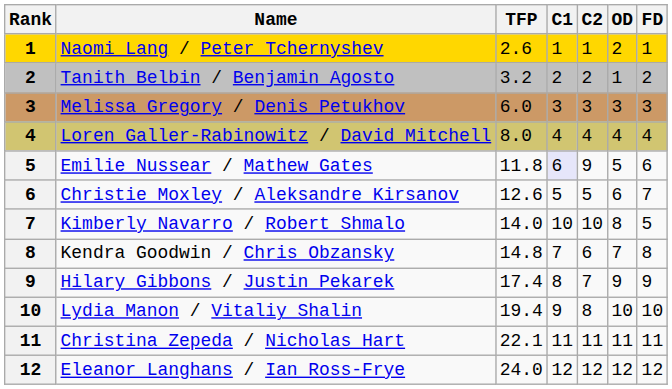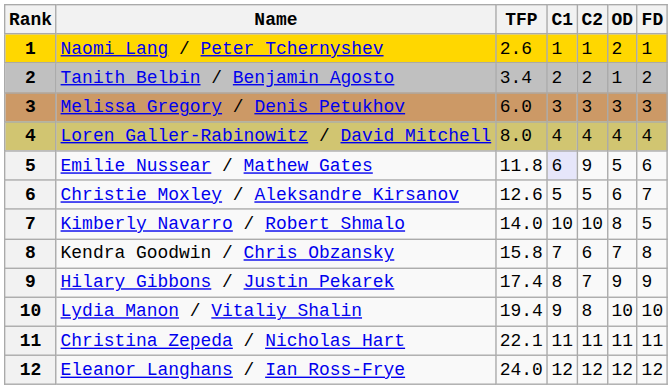(516, 78) 3.2 -> (516, 78) 3.4
(521, 253) 14.8 -> (521, 253) 15.8
